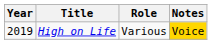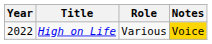(20, 31) 2019 -> (20, 31) 2022
